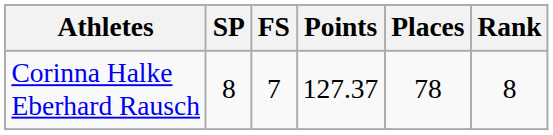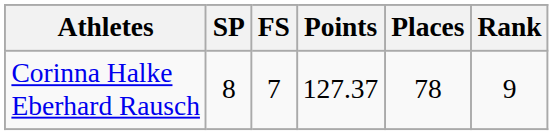(510, 89) 8 -> (510, 89) 9
